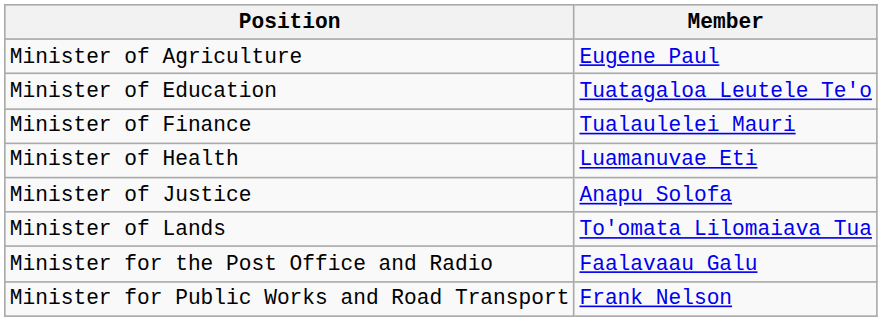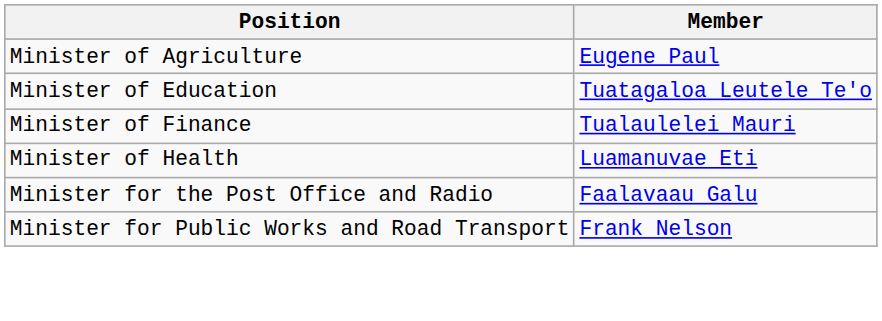- row: (131, 195)
- row: (118, 229)
